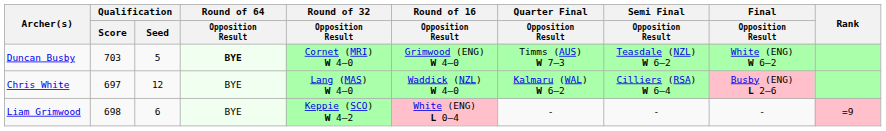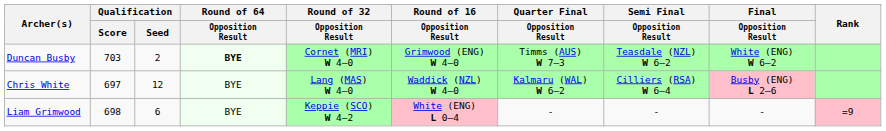(158, 57) 5 -> (158, 57) 2
